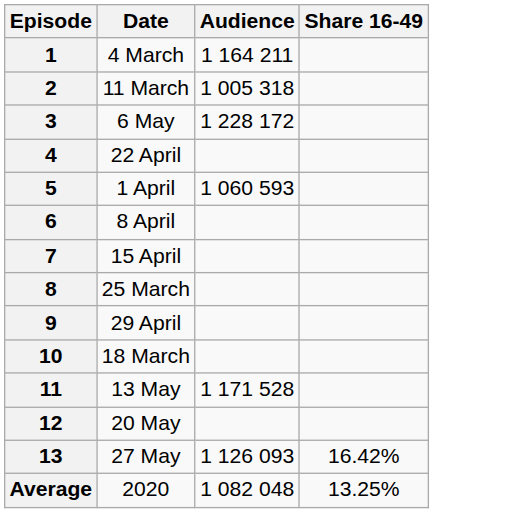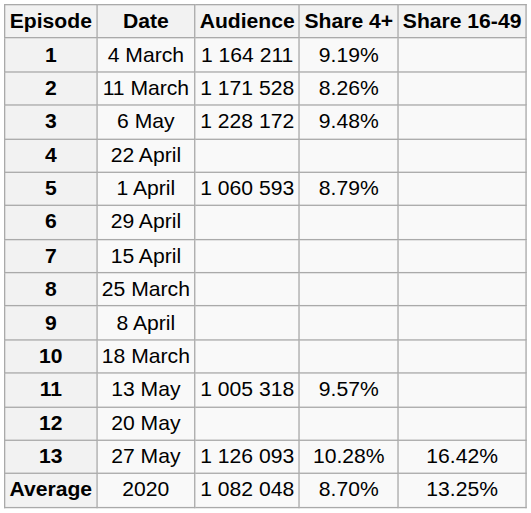+ column: (349, 21)
(247, 88) 1 005 318 -> (247, 88) 1 171 528
(146, 222) 8 April -> (146, 222) 29 April
(146, 322) 29 April -> (146, 322) 8 April
(247, 389) 1 171 528 -> (247, 389) 1 005 318
